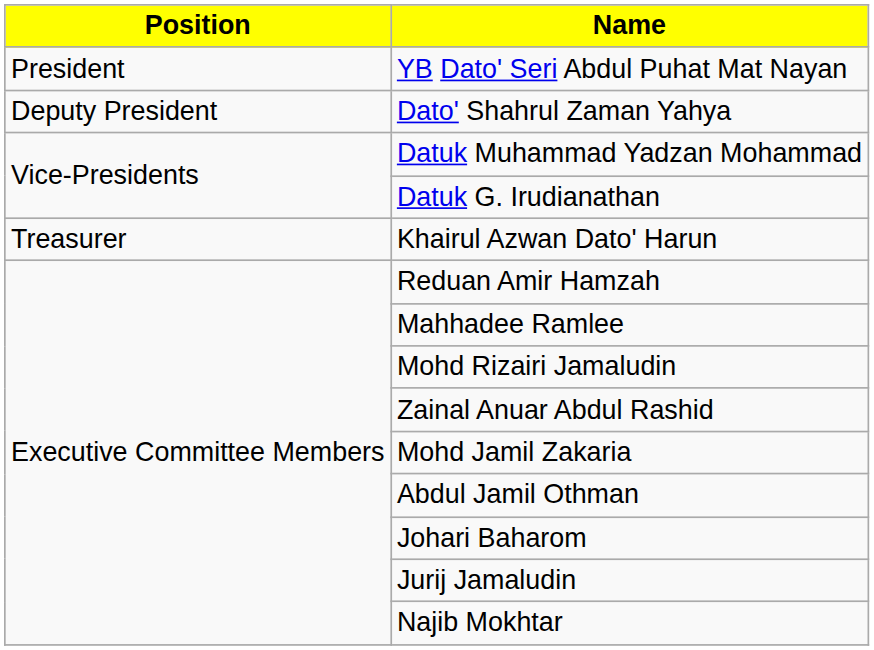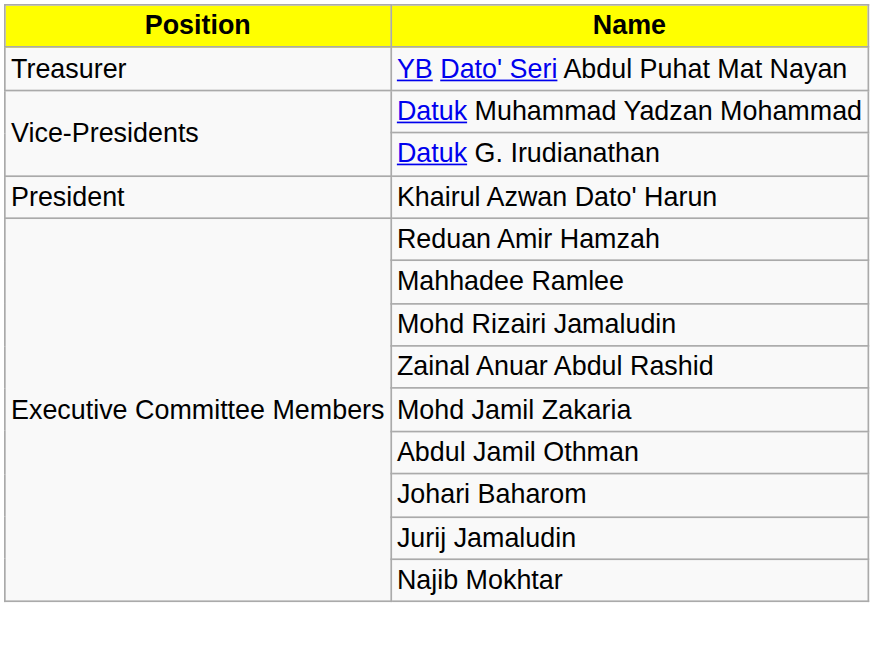(68, 68) President -> (69, 68) Treasurer
- row: (564, 111)
(69, 238) Treasurer -> (68, 196) President
